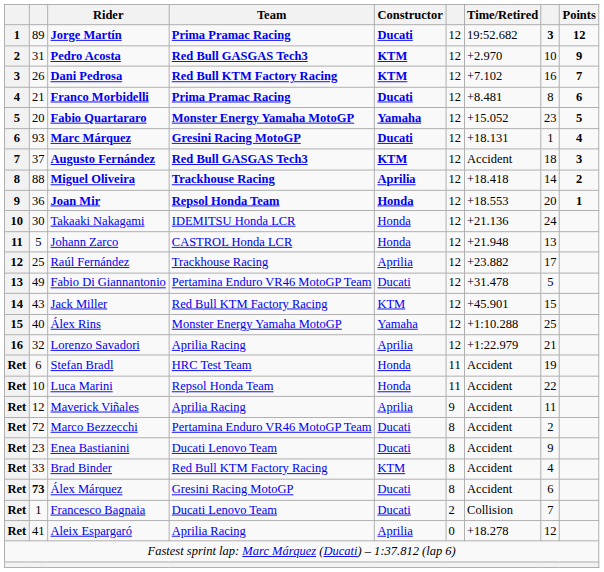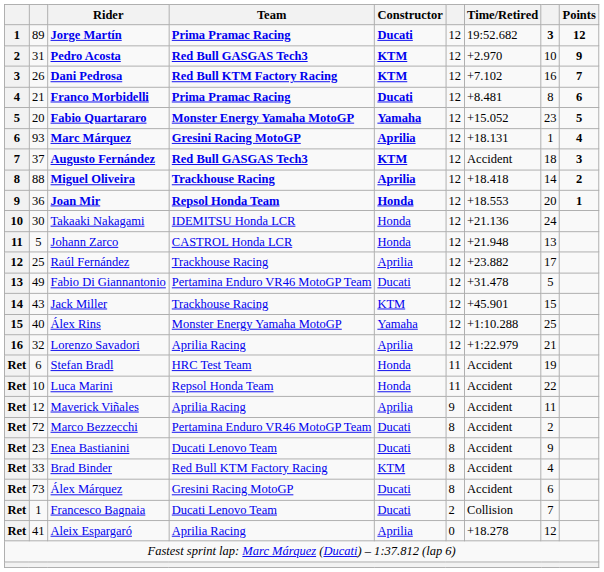(395, 138) Ducati -> (397, 138) Aprilia
(250, 303) Red Bull KTM Factory Racing -> (220, 303) Trackhouse Racing
(38, 489) bold -> (38, 489) normal
